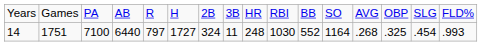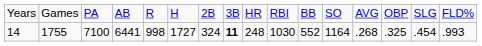(54, 31) 1751 -> (54, 31) 1755
(128, 31) 6440 -> (128, 31) 6441
(155, 31) 797 -> (155, 31) 998
(232, 31) normal -> (232, 31) bold
